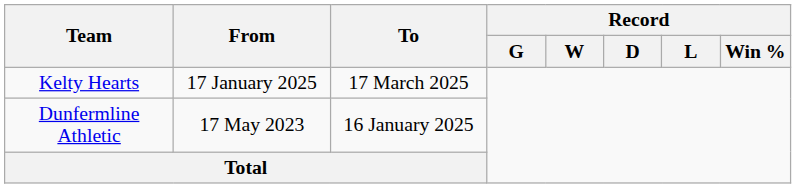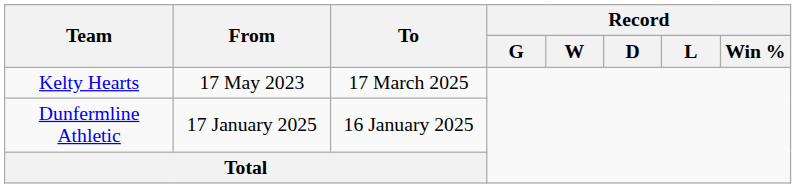(252, 82) 17 January 2025 -> (252, 82) 17 May 2023
(252, 124) 17 May 2023 -> (252, 124) 17 January 2025
